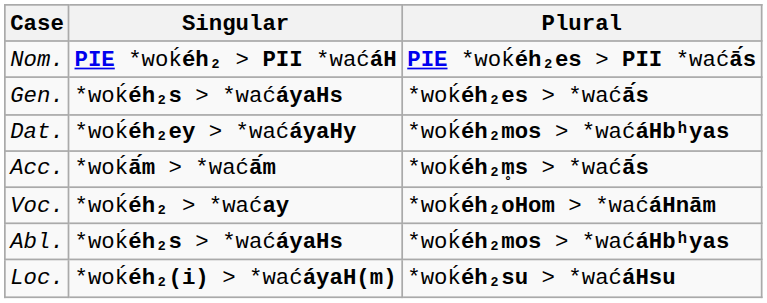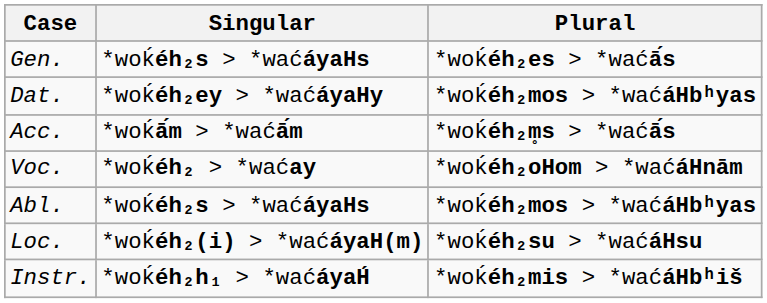- row: (37, 60)
+ row: (50, 278)
